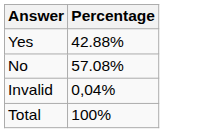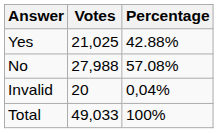+ column: (95, 16)
